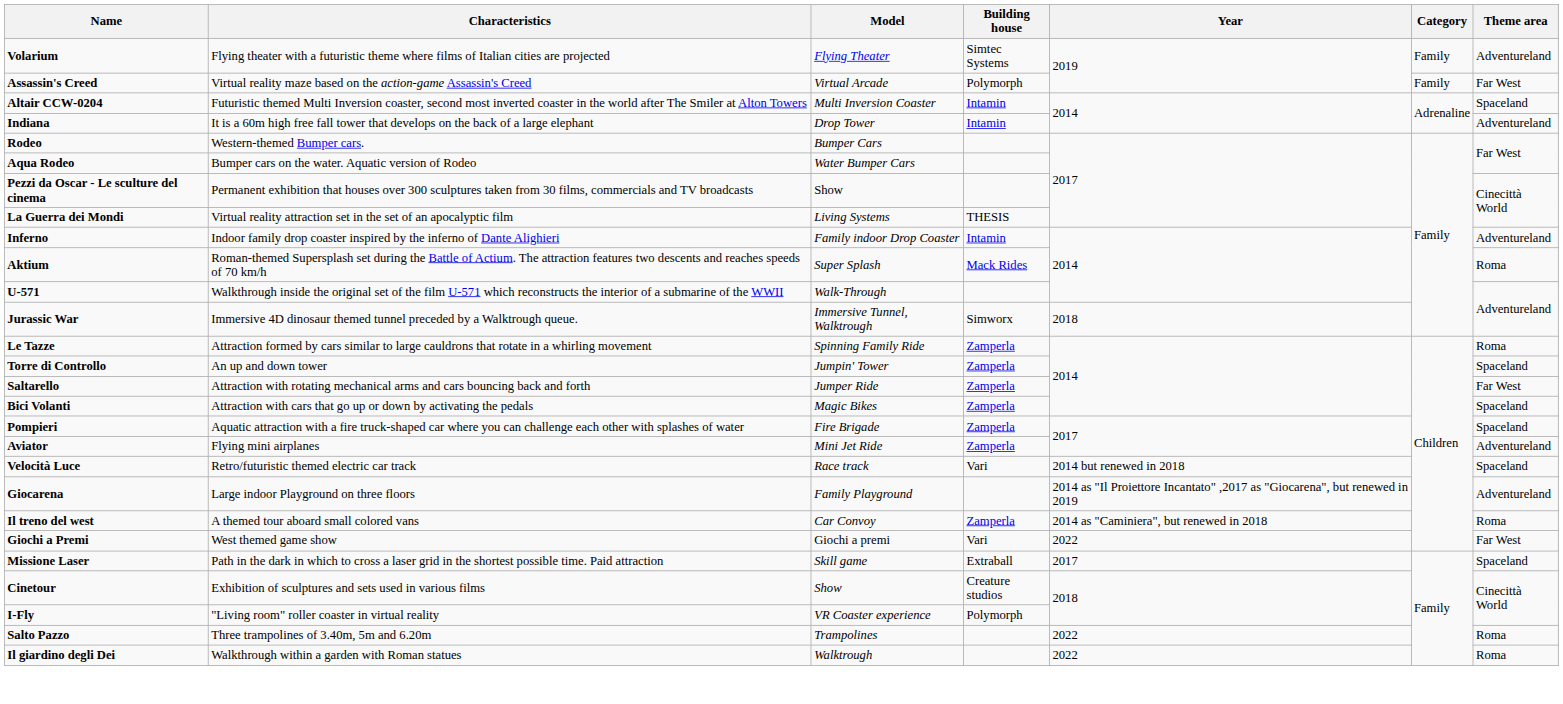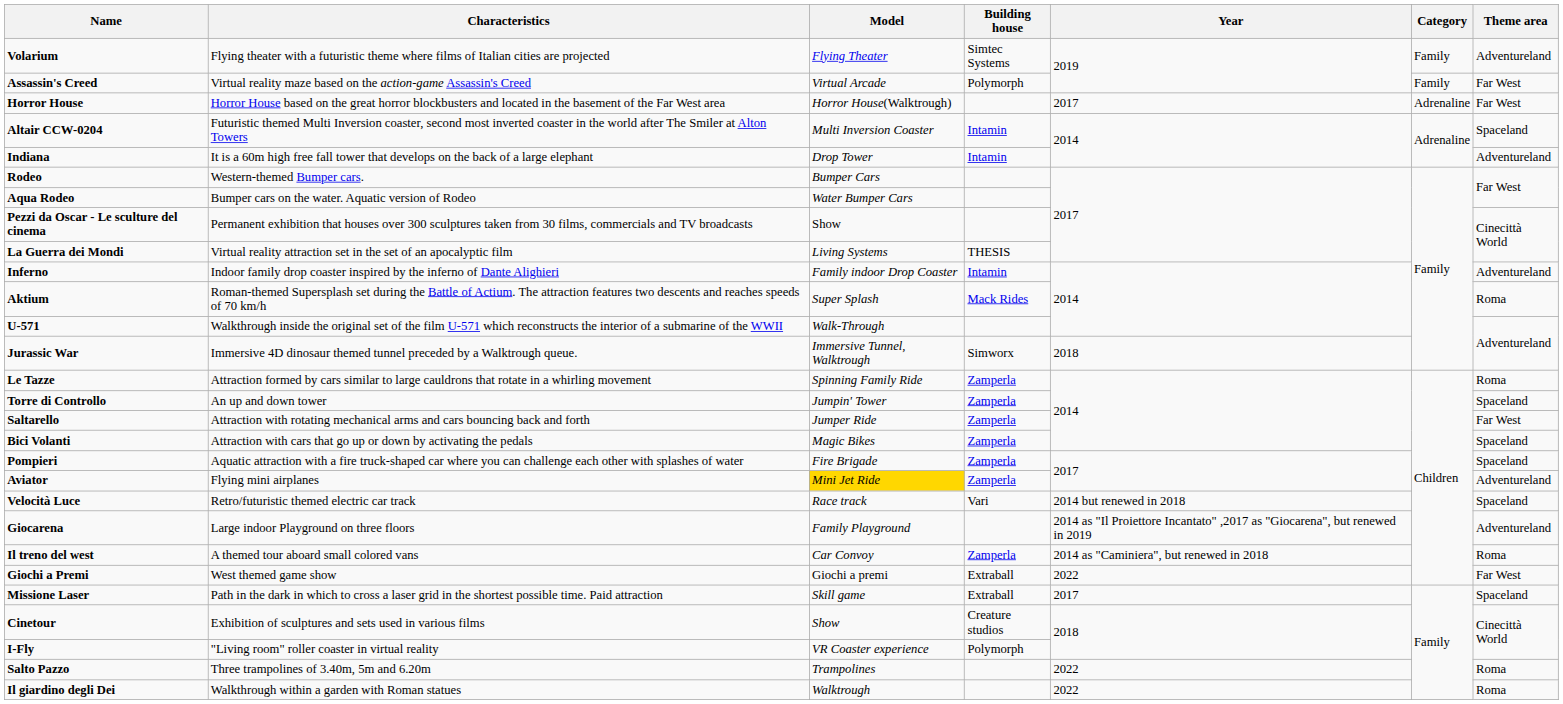+ row: (45, 103)
(848, 446) no background -> (846, 480) gold background
(977, 540) Vari -> (991, 575) Extraball
